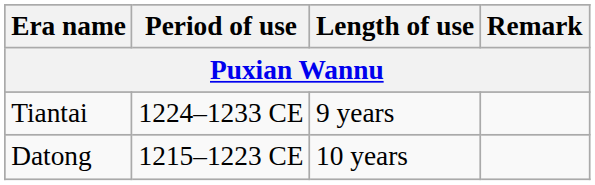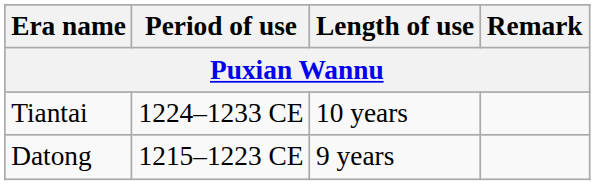(355, 112) 9 years -> (362, 112) 10 years
(362, 156) 10 years -> (355, 156) 9 years
